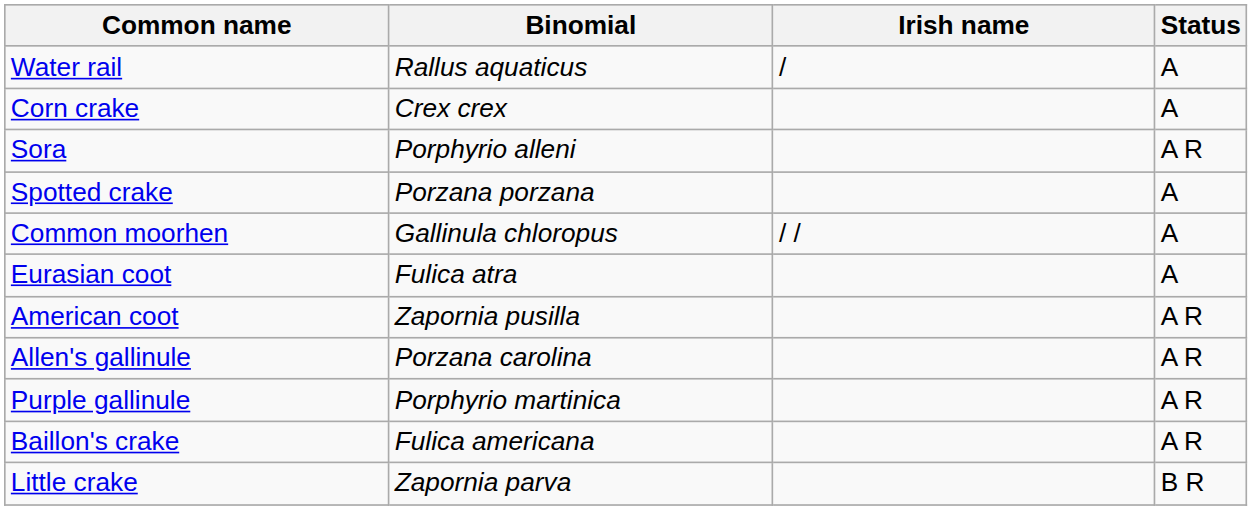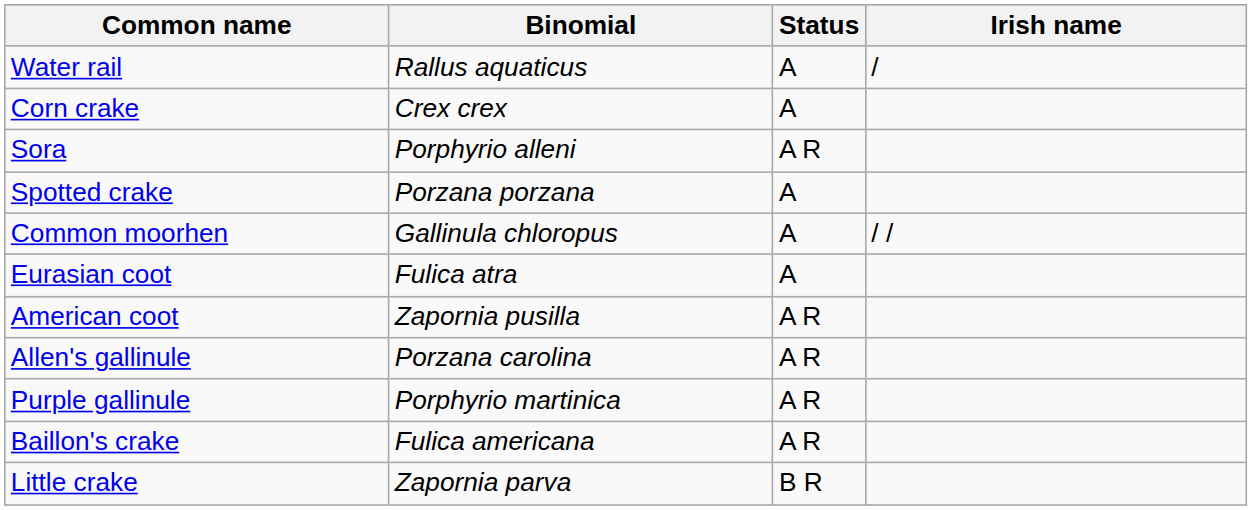columns swapped: (964, 25) <-> (1201, 25)
